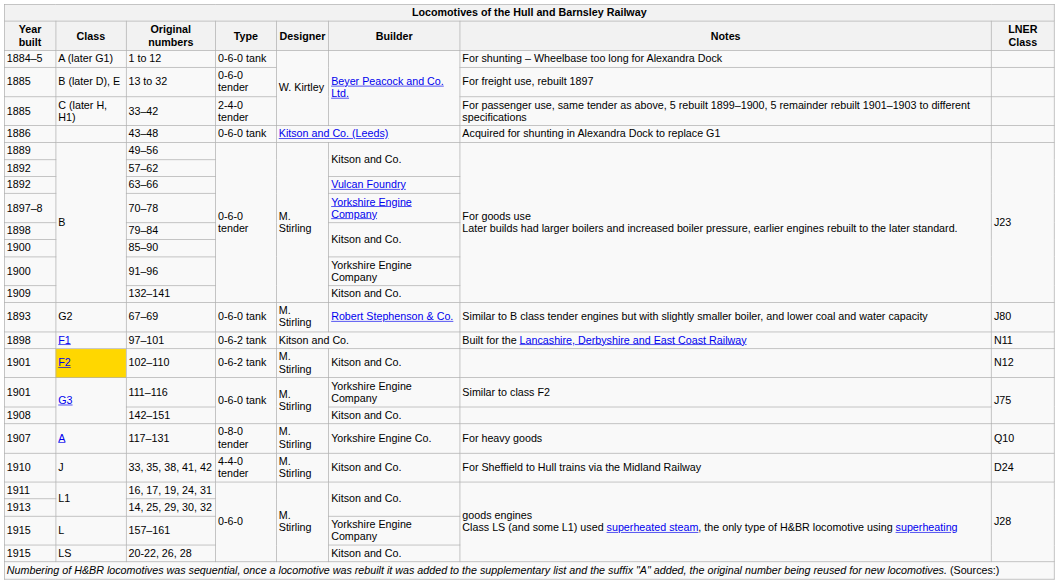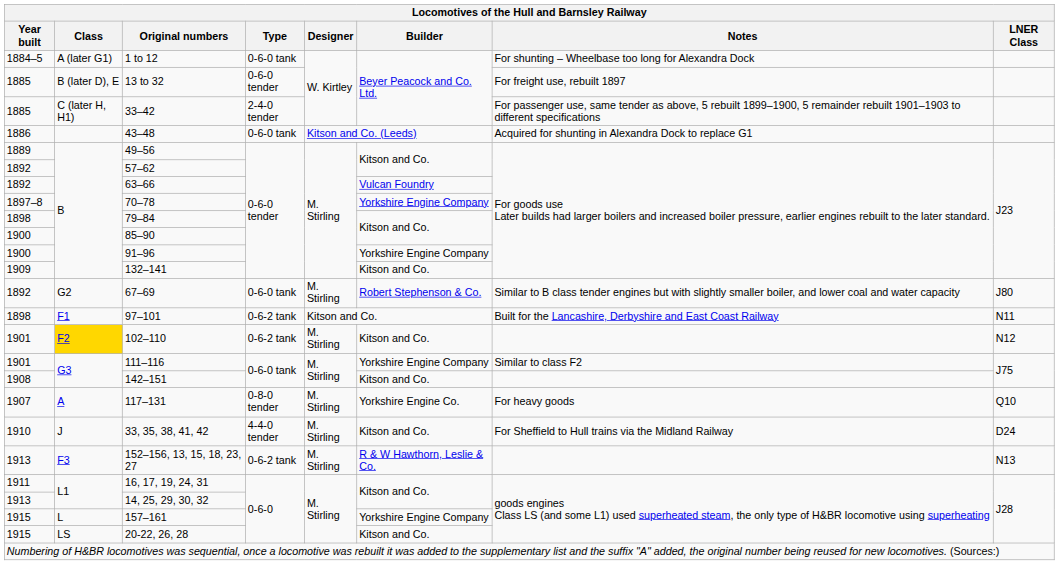(19, 317) 1893 -> (19, 293) 1892
+ row: (183, 460)
